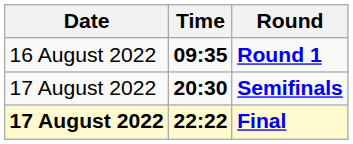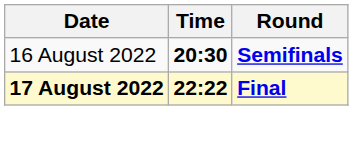- row: (279, 54)
(83, 88) 17 August 2022 -> (83, 54) 16 August 2022
